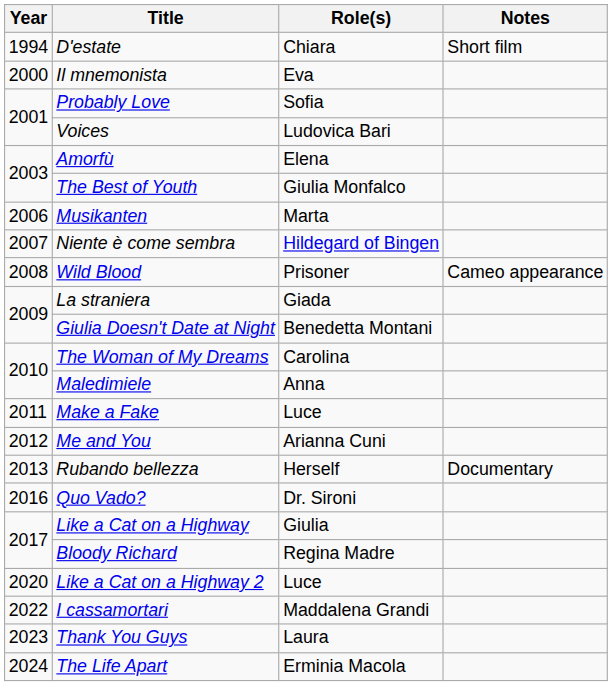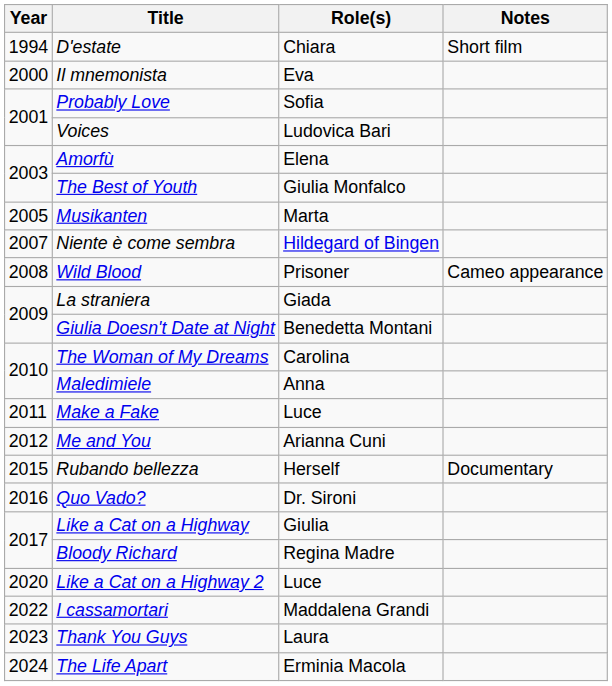(28, 215) 2006 -> (28, 215) 2005
(28, 469) 2013 -> (28, 469) 2015
